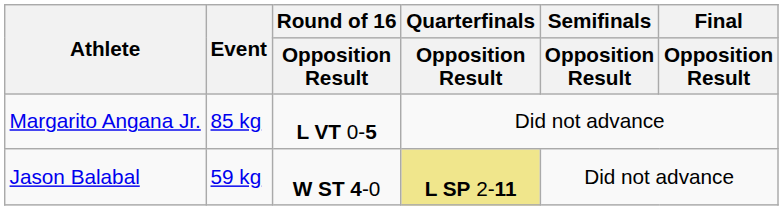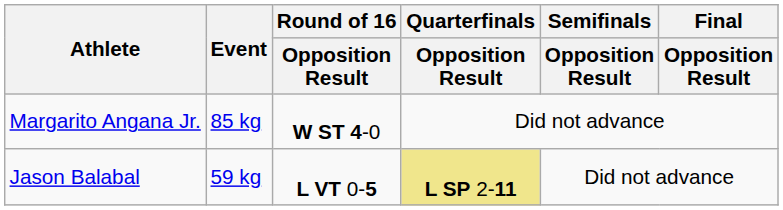(337, 133) L VT 0-5 -> (337, 133) W ST 4-0
(337, 189) W ST 4-0 -> (337, 189) L VT 0-5
